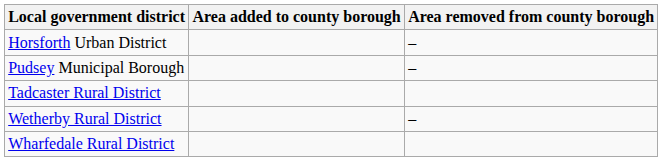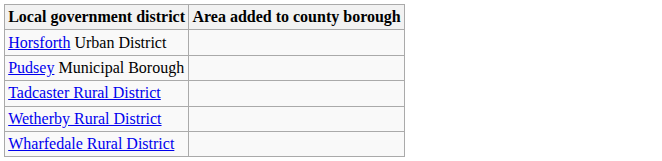- column: (531, 17)
